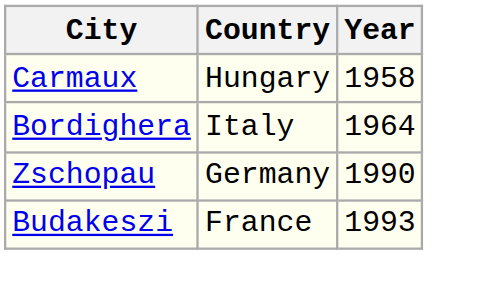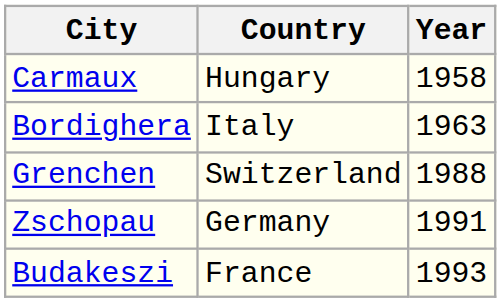(380, 127) 1964 -> (452, 127) 1963
+ row: (84, 176)
(380, 176) 1990 -> (452, 224) 1991
